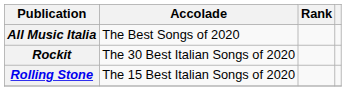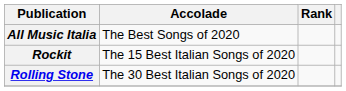(199, 55) The 30 Best Italian Songs of 2020 -> (199, 55) The 15 Best Italian Songs of 2020
(199, 75) The 15 Best Italian Songs of 2020 -> (199, 75) The 30 Best Italian Songs of 2020
